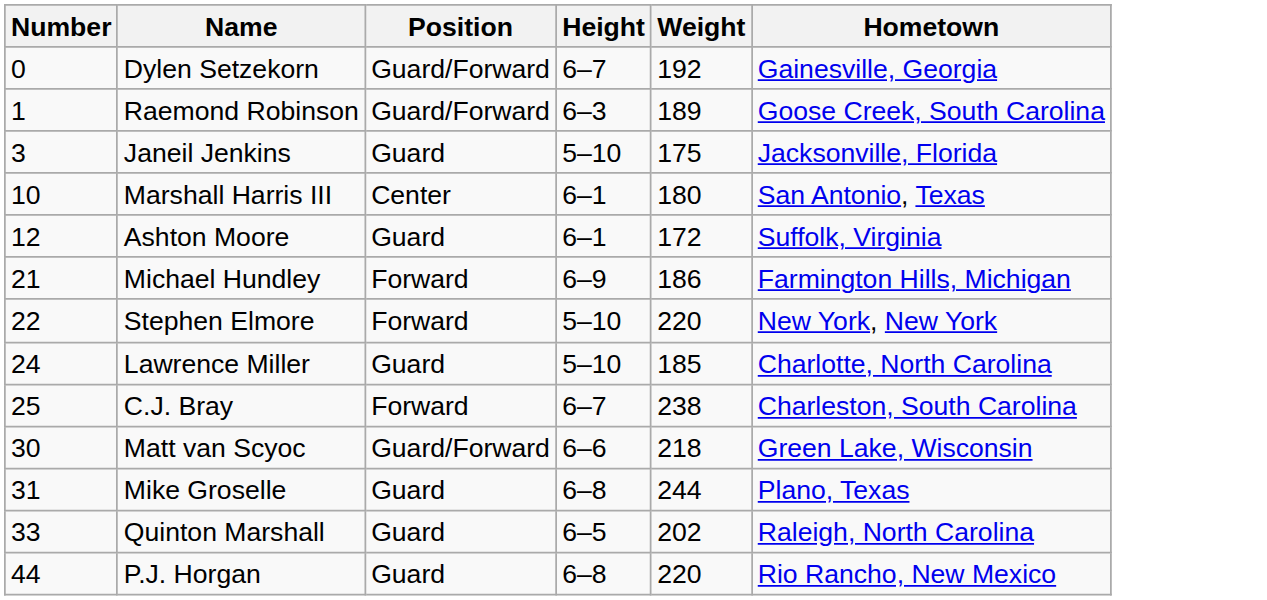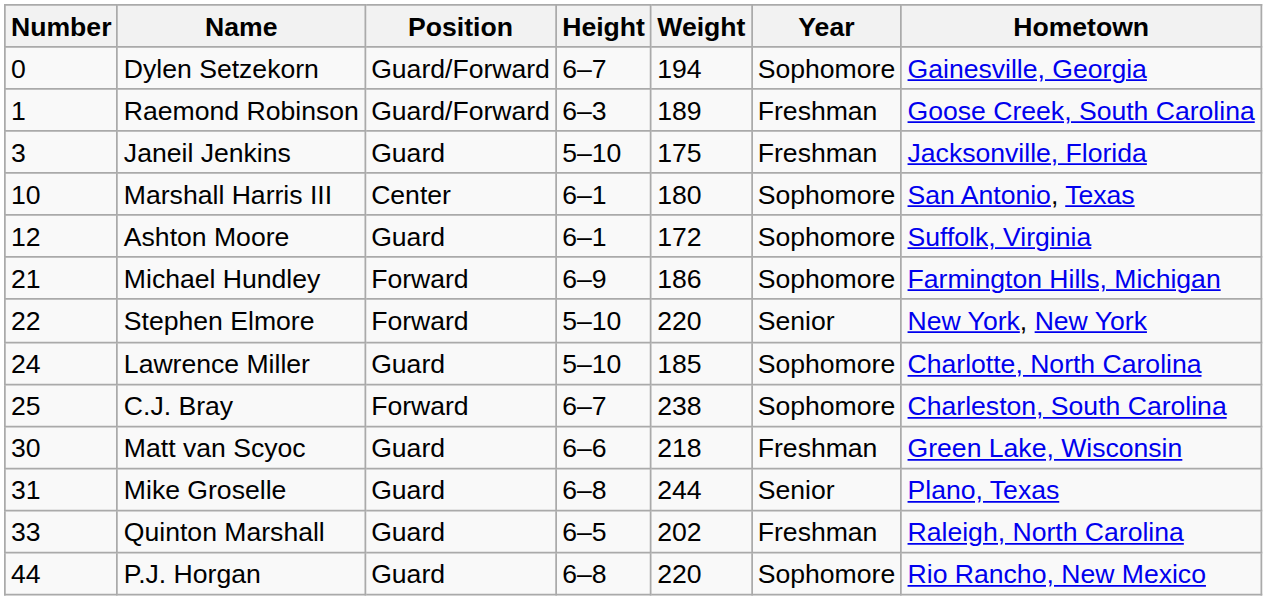+ column: (826, 26)
(679, 68) 192 -> (679, 68) 194
(461, 447) Guard/Forward -> (408, 447) Guard
